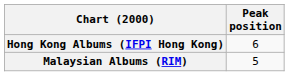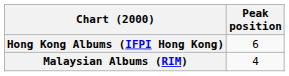(255, 62) 5 -> (255, 62) 4
